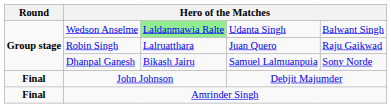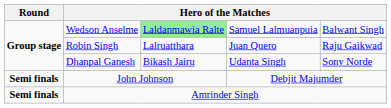(257, 29) Udanta Singh -> (273, 29) Samuel Lalmuanpuia
(273, 62) Samuel Lalmuanpuia -> (257, 62) Udanta Singh
(34, 78) Final -> (34, 78) Semi finals
(34, 95) Final -> (34, 95) Semi finals
